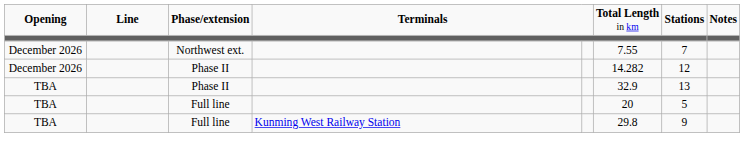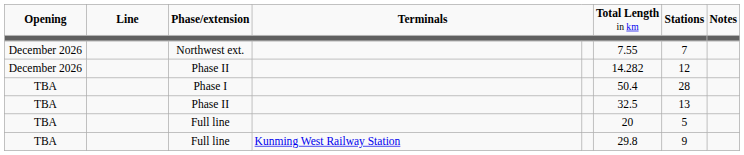+ row: (45, 86)
(628, 86) 32.9 -> (628, 104) 32.5
